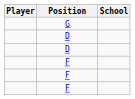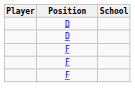- row: (21, 24)
